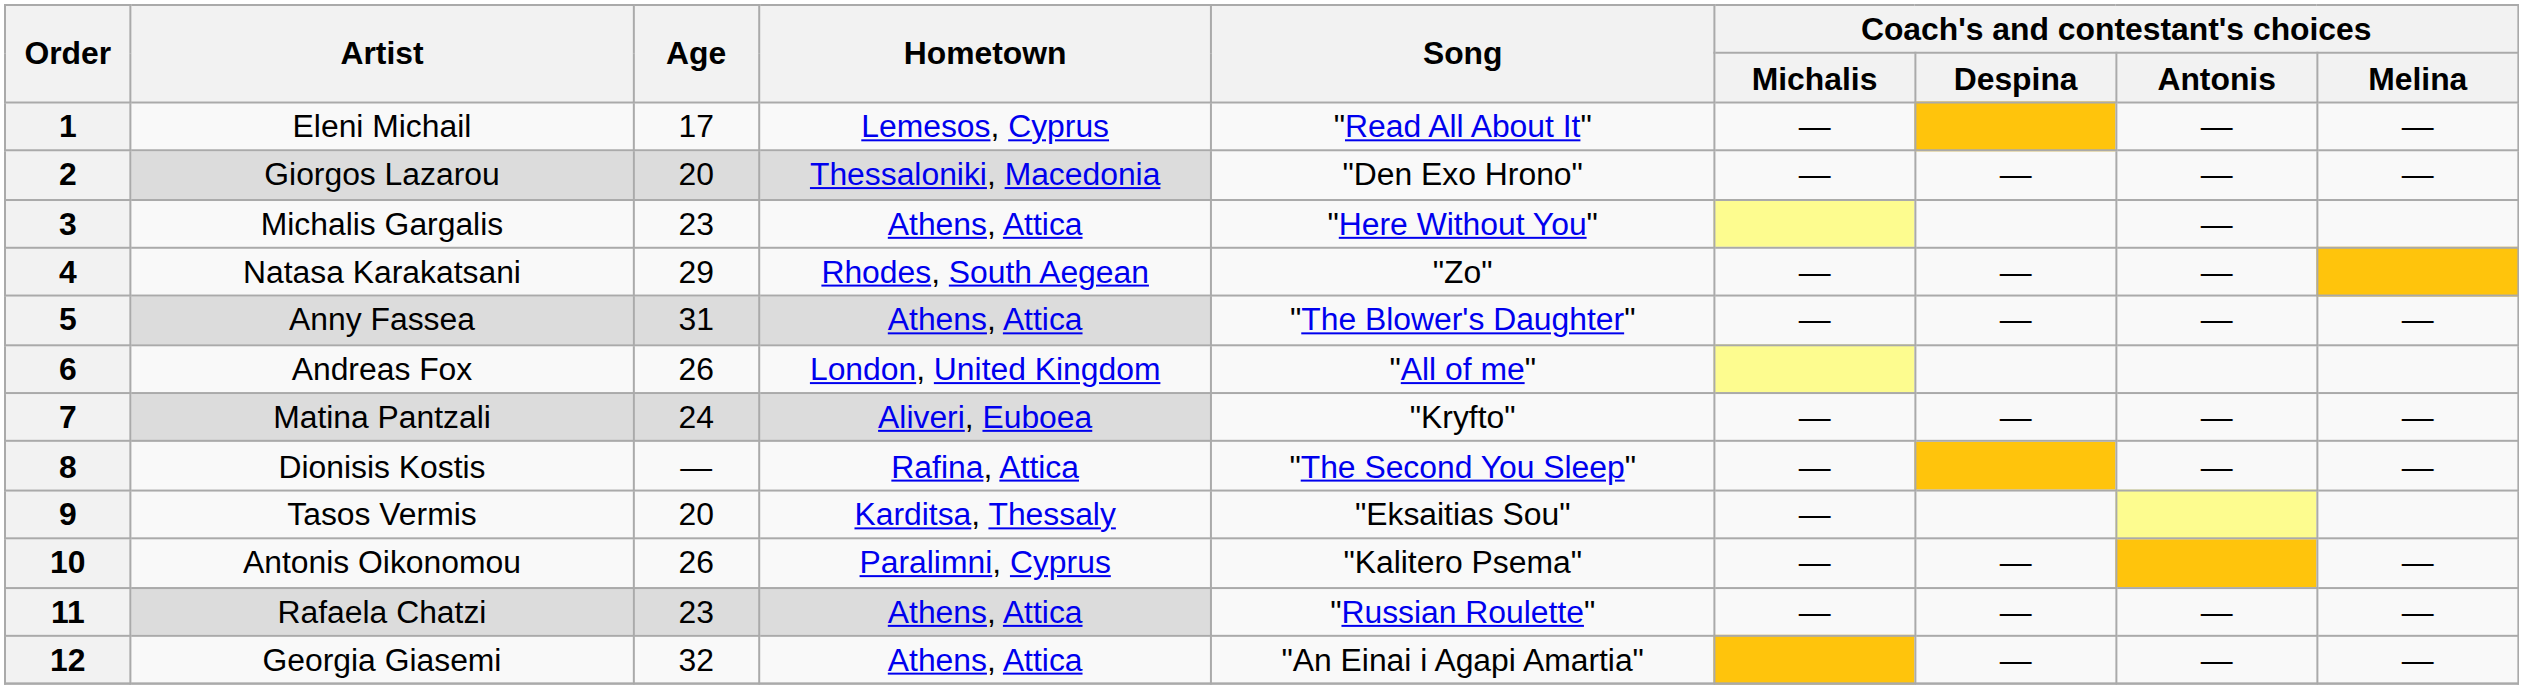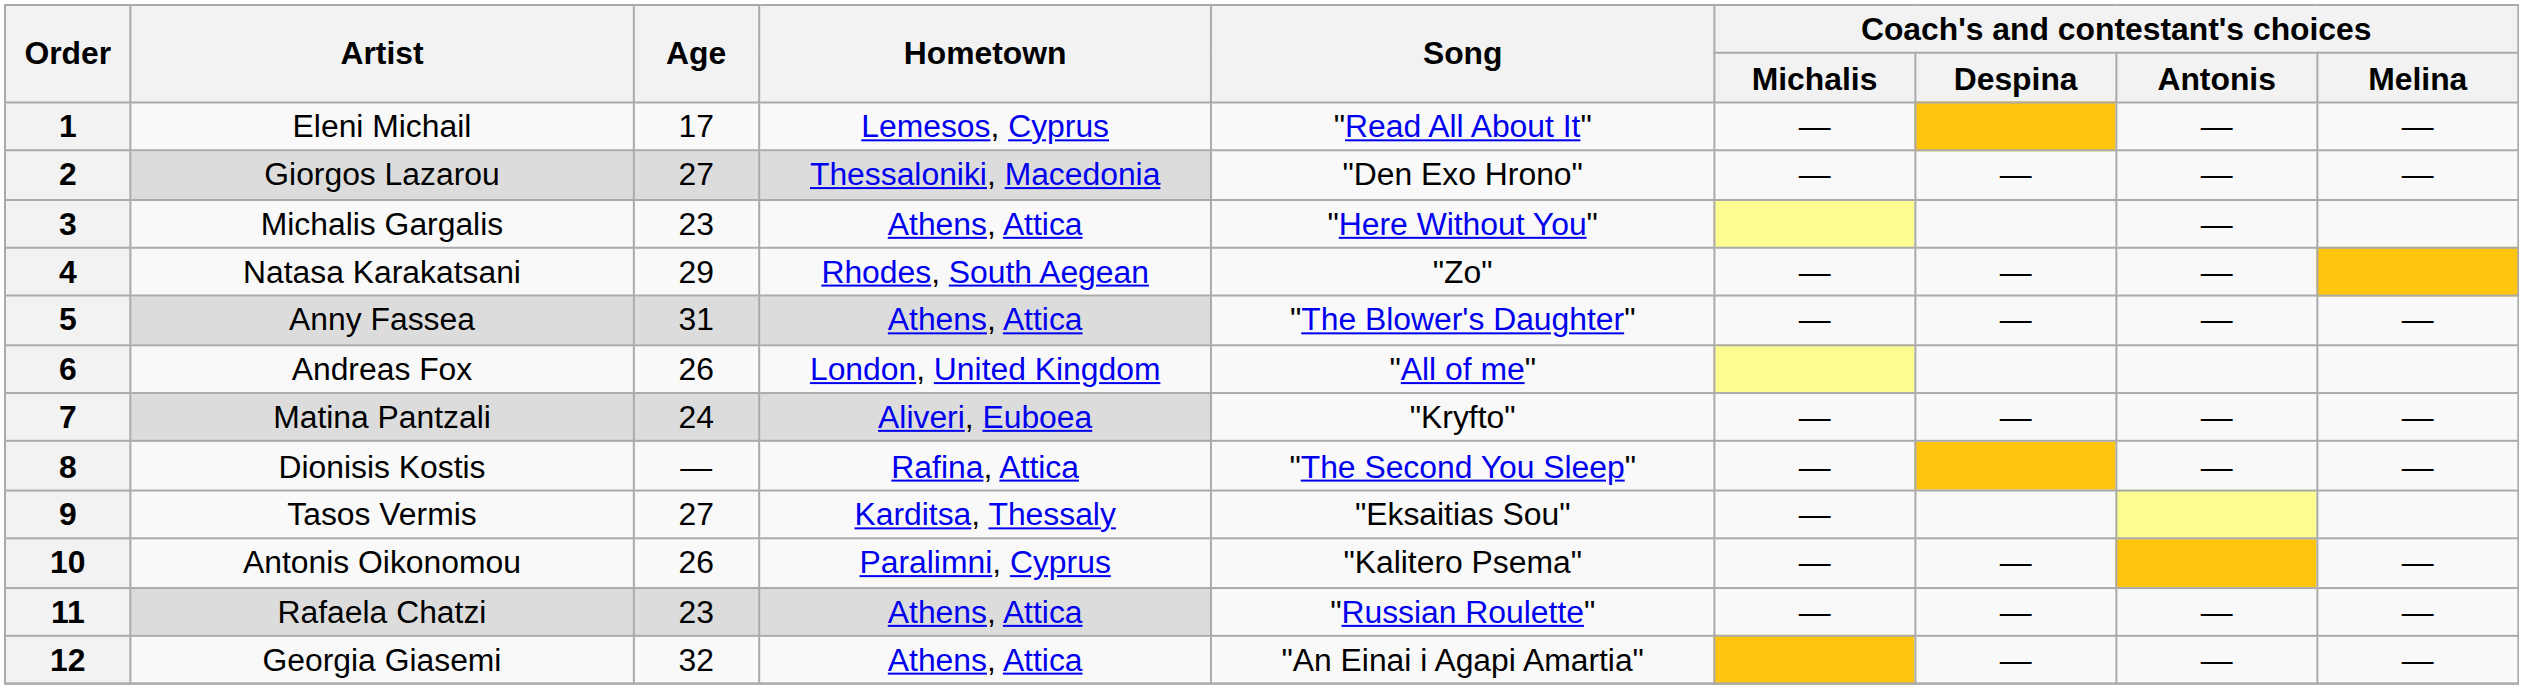(696, 175) 20 -> (696, 175) 27
(696, 514) 20 -> (696, 514) 27
